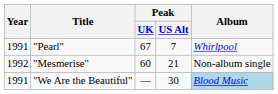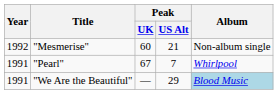rows swapped: (49, 47) <-> (61, 64)
(173, 81) 30 -> (173, 81) 29
